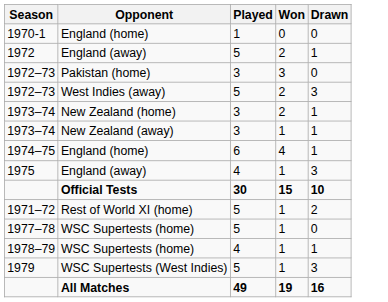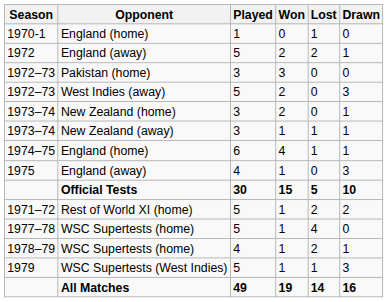+ column: (324, 14)
